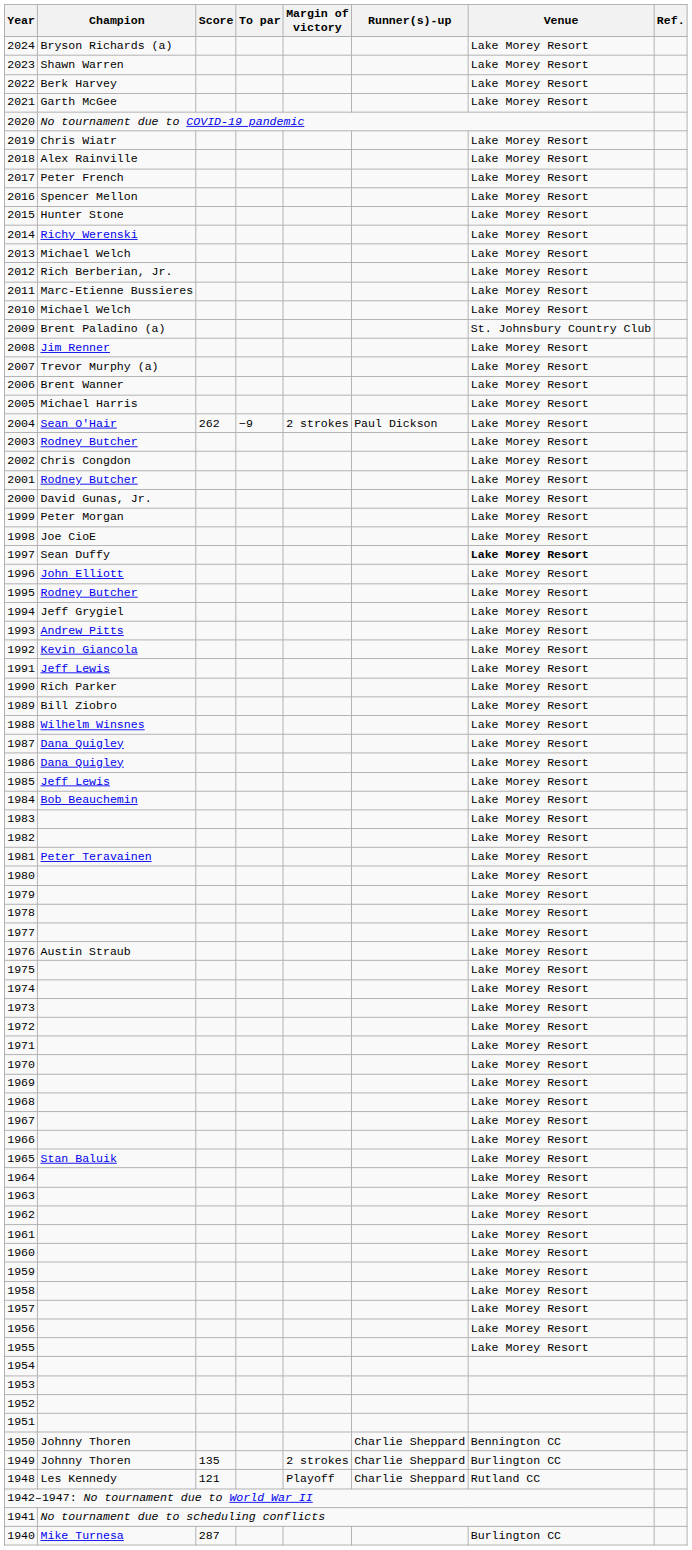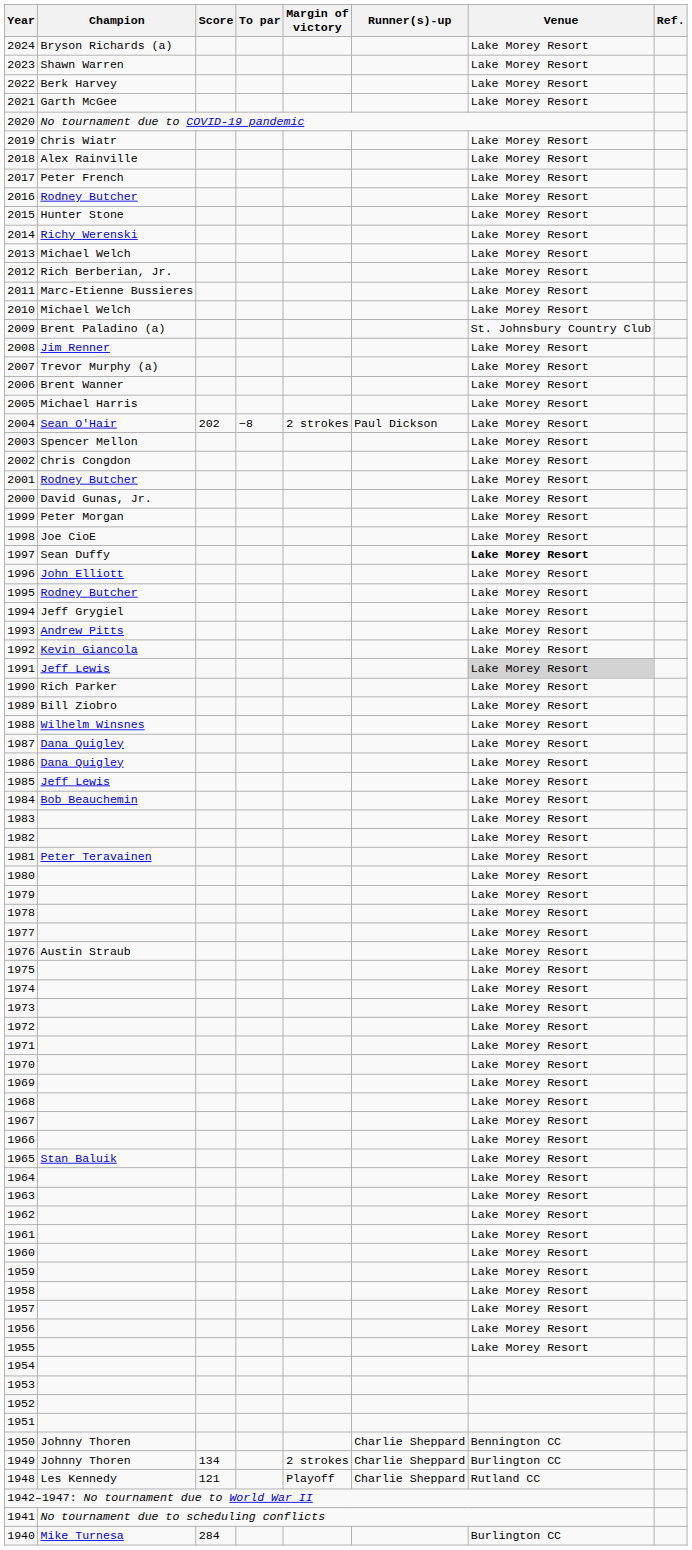(89, 197) Spencer Mellon -> (89, 197) Rodney Butcher
(209, 423) 262 -> (209, 423) 202
(246, 423) −9 -> (246, 423) −8
(89, 442) Rodney Butcher -> (89, 442) Spencer Mellon
(530, 668) no background -> (530, 668) lightgrey background
(209, 1460) 135 -> (209, 1460) 134
(209, 1536) 287 -> (209, 1536) 284
